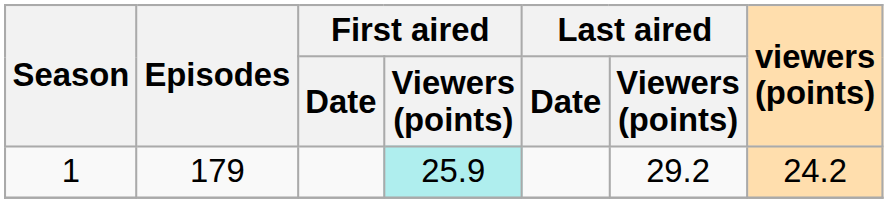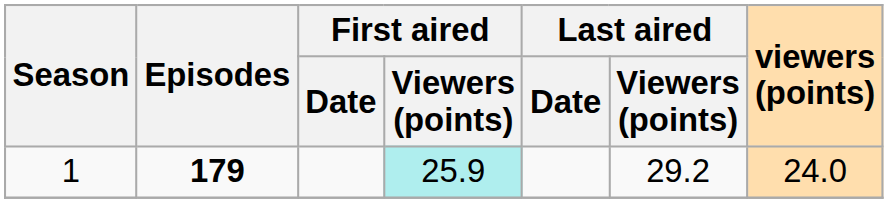(217, 171) normal -> (217, 171) bold
(815, 171) 24.2 -> (815, 171) 24.0
